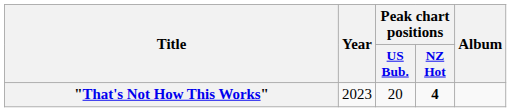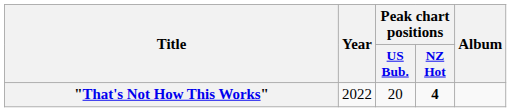(357, 94) 2023 -> (357, 94) 2022
